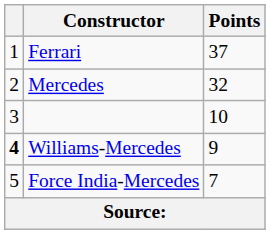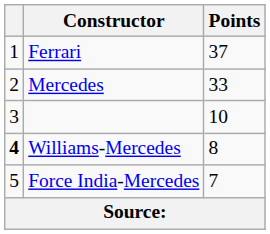(218, 84) 32 -> (218, 84) 33
(213, 148) 9 -> (213, 148) 8
